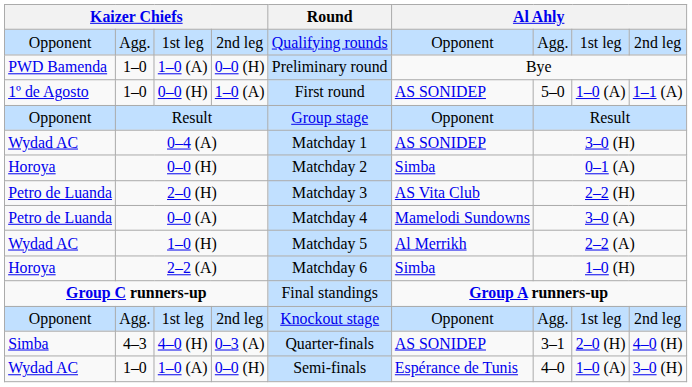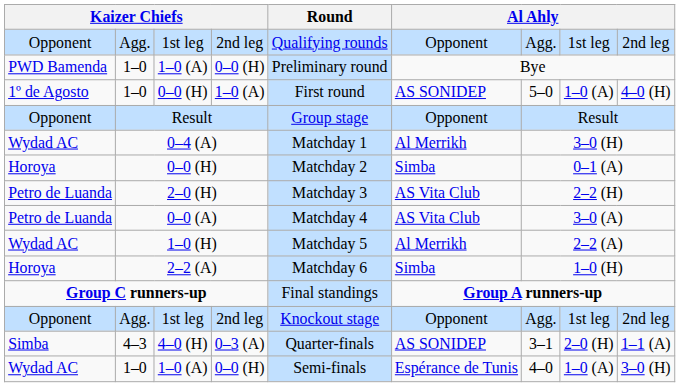(658, 92) 1–1 (A) -> (646, 92) 4–0 (H)
(440, 142) AS SONIDEP -> (431, 142) Al Merrikh
(462, 218) Mamelodi Sundowns -> (437, 218) AS Vita Club
(658, 343) 4–0 (H) -> (646, 343) 1–1 (A)
